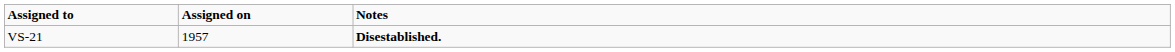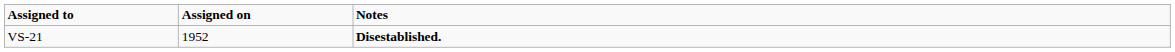(195, 36) 1957 -> (195, 36) 1952
